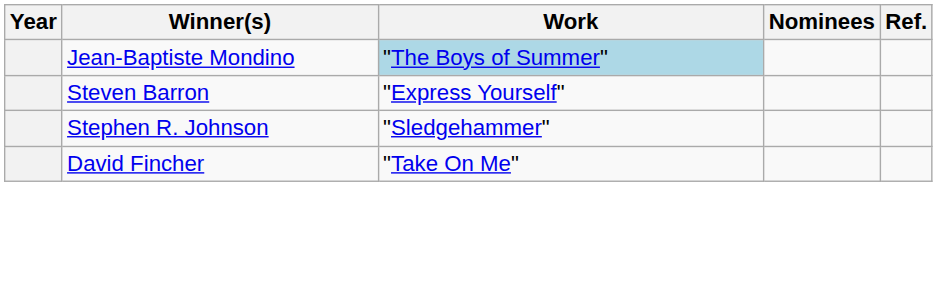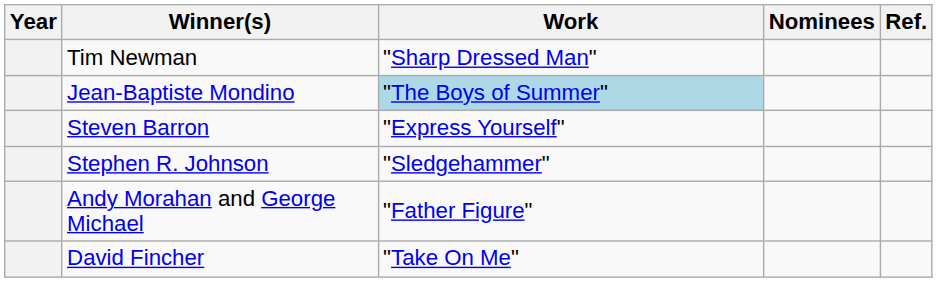+ row: (132, 57)
+ row: (201, 211)
